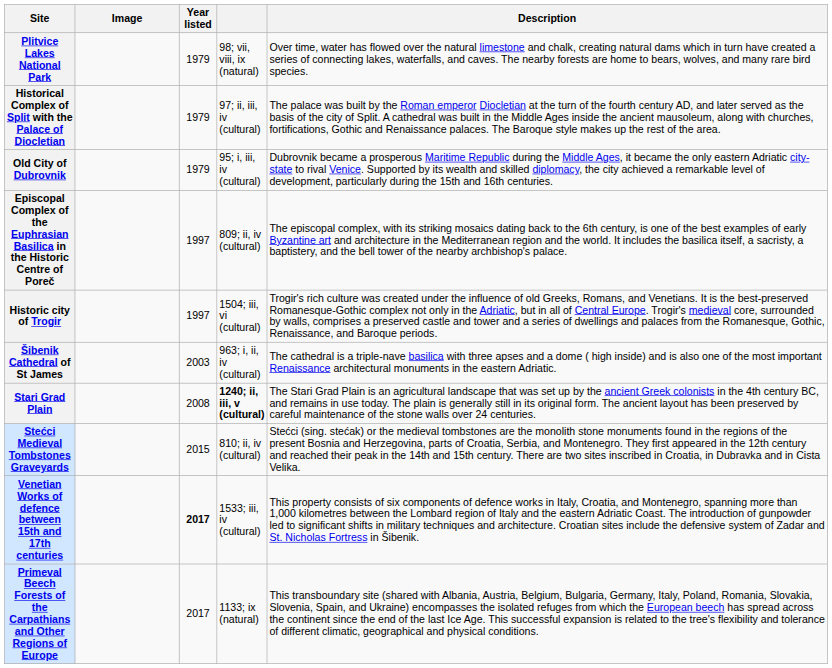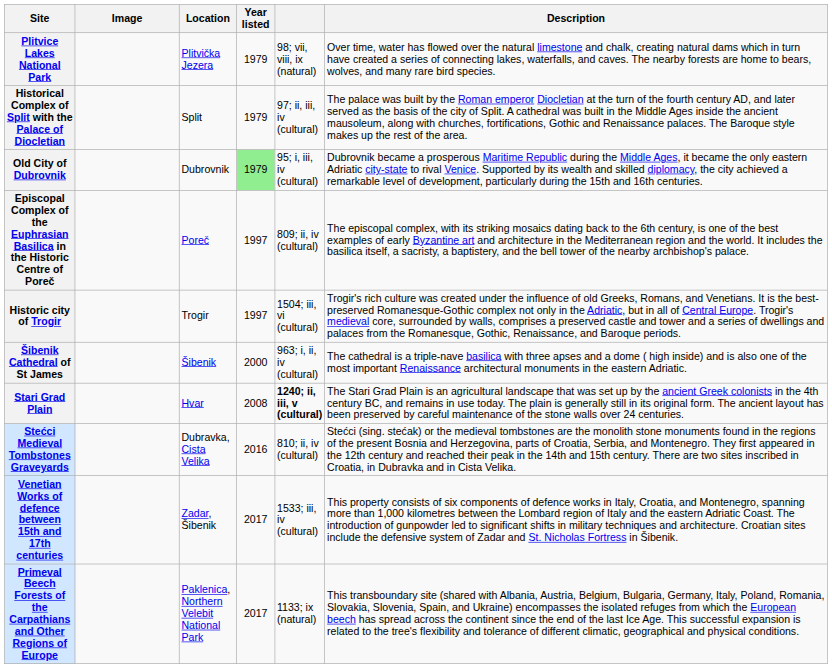+ column: (208, 18)
(198, 170) no background -> (256, 170) lightgreen background
(198, 362) 2003 -> (256, 362) 2000
(198, 449) 2015 -> (256, 449) 2016
(198, 520) bold -> (256, 520) normal
